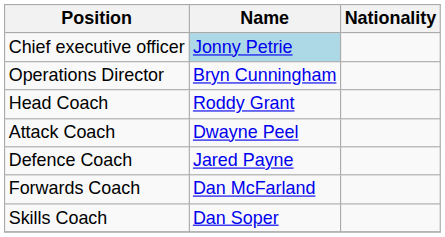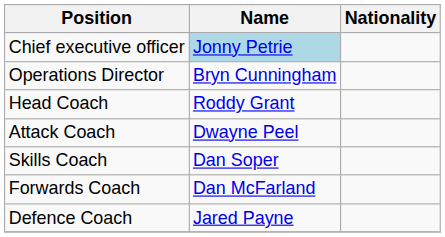rows swapped: (70, 160) <-> (58, 217)
